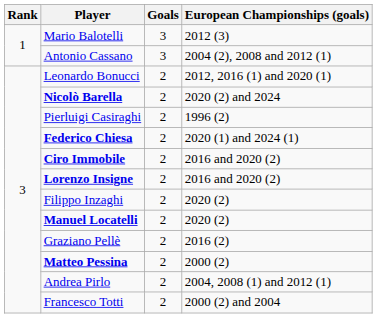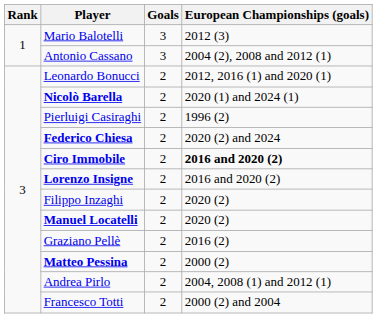(233, 96) 2020 (2) and 2024 -> (242, 96) 2020 (1) and 2024 (1)
(242, 138) 2020 (1) and 2024 (1) -> (233, 138) 2020 (2) and 2024
(233, 158) normal -> (234, 158) bold
